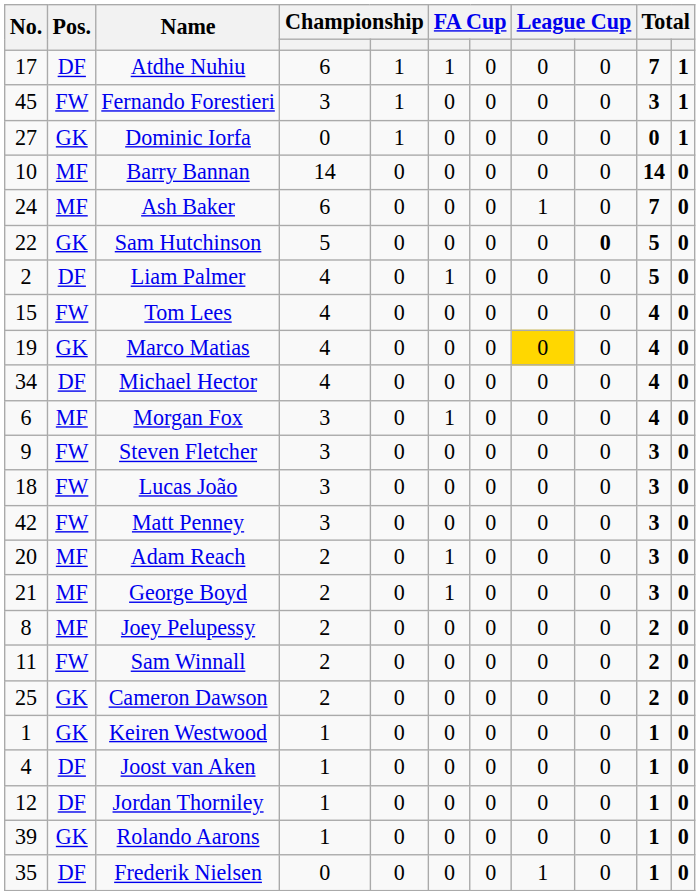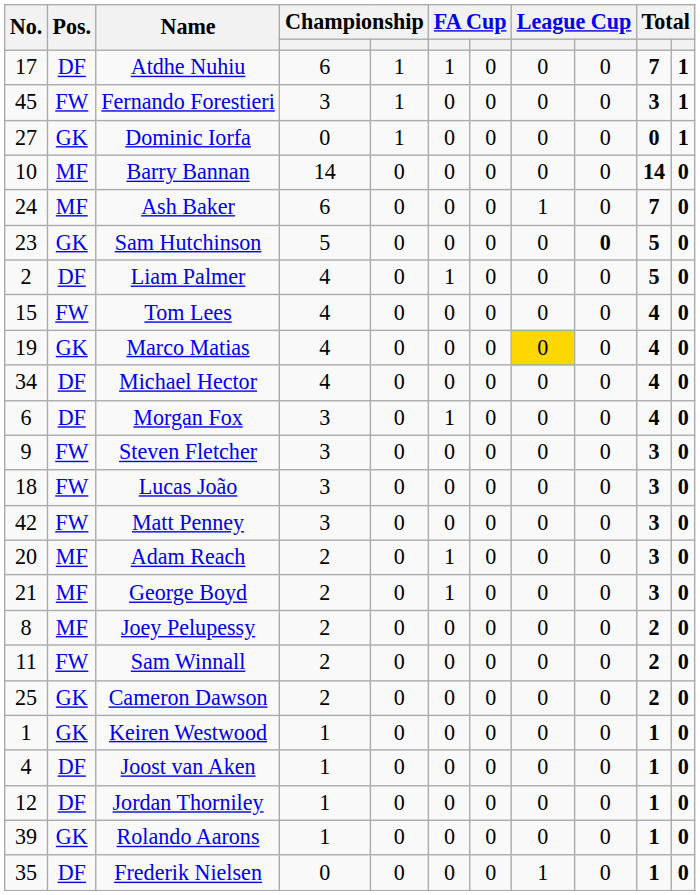(26, 242) 22 -> (26, 242) 23
(72, 417) MF -> (72, 417) DF
